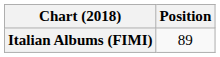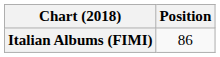(185, 40) 89 -> (185, 40) 86
